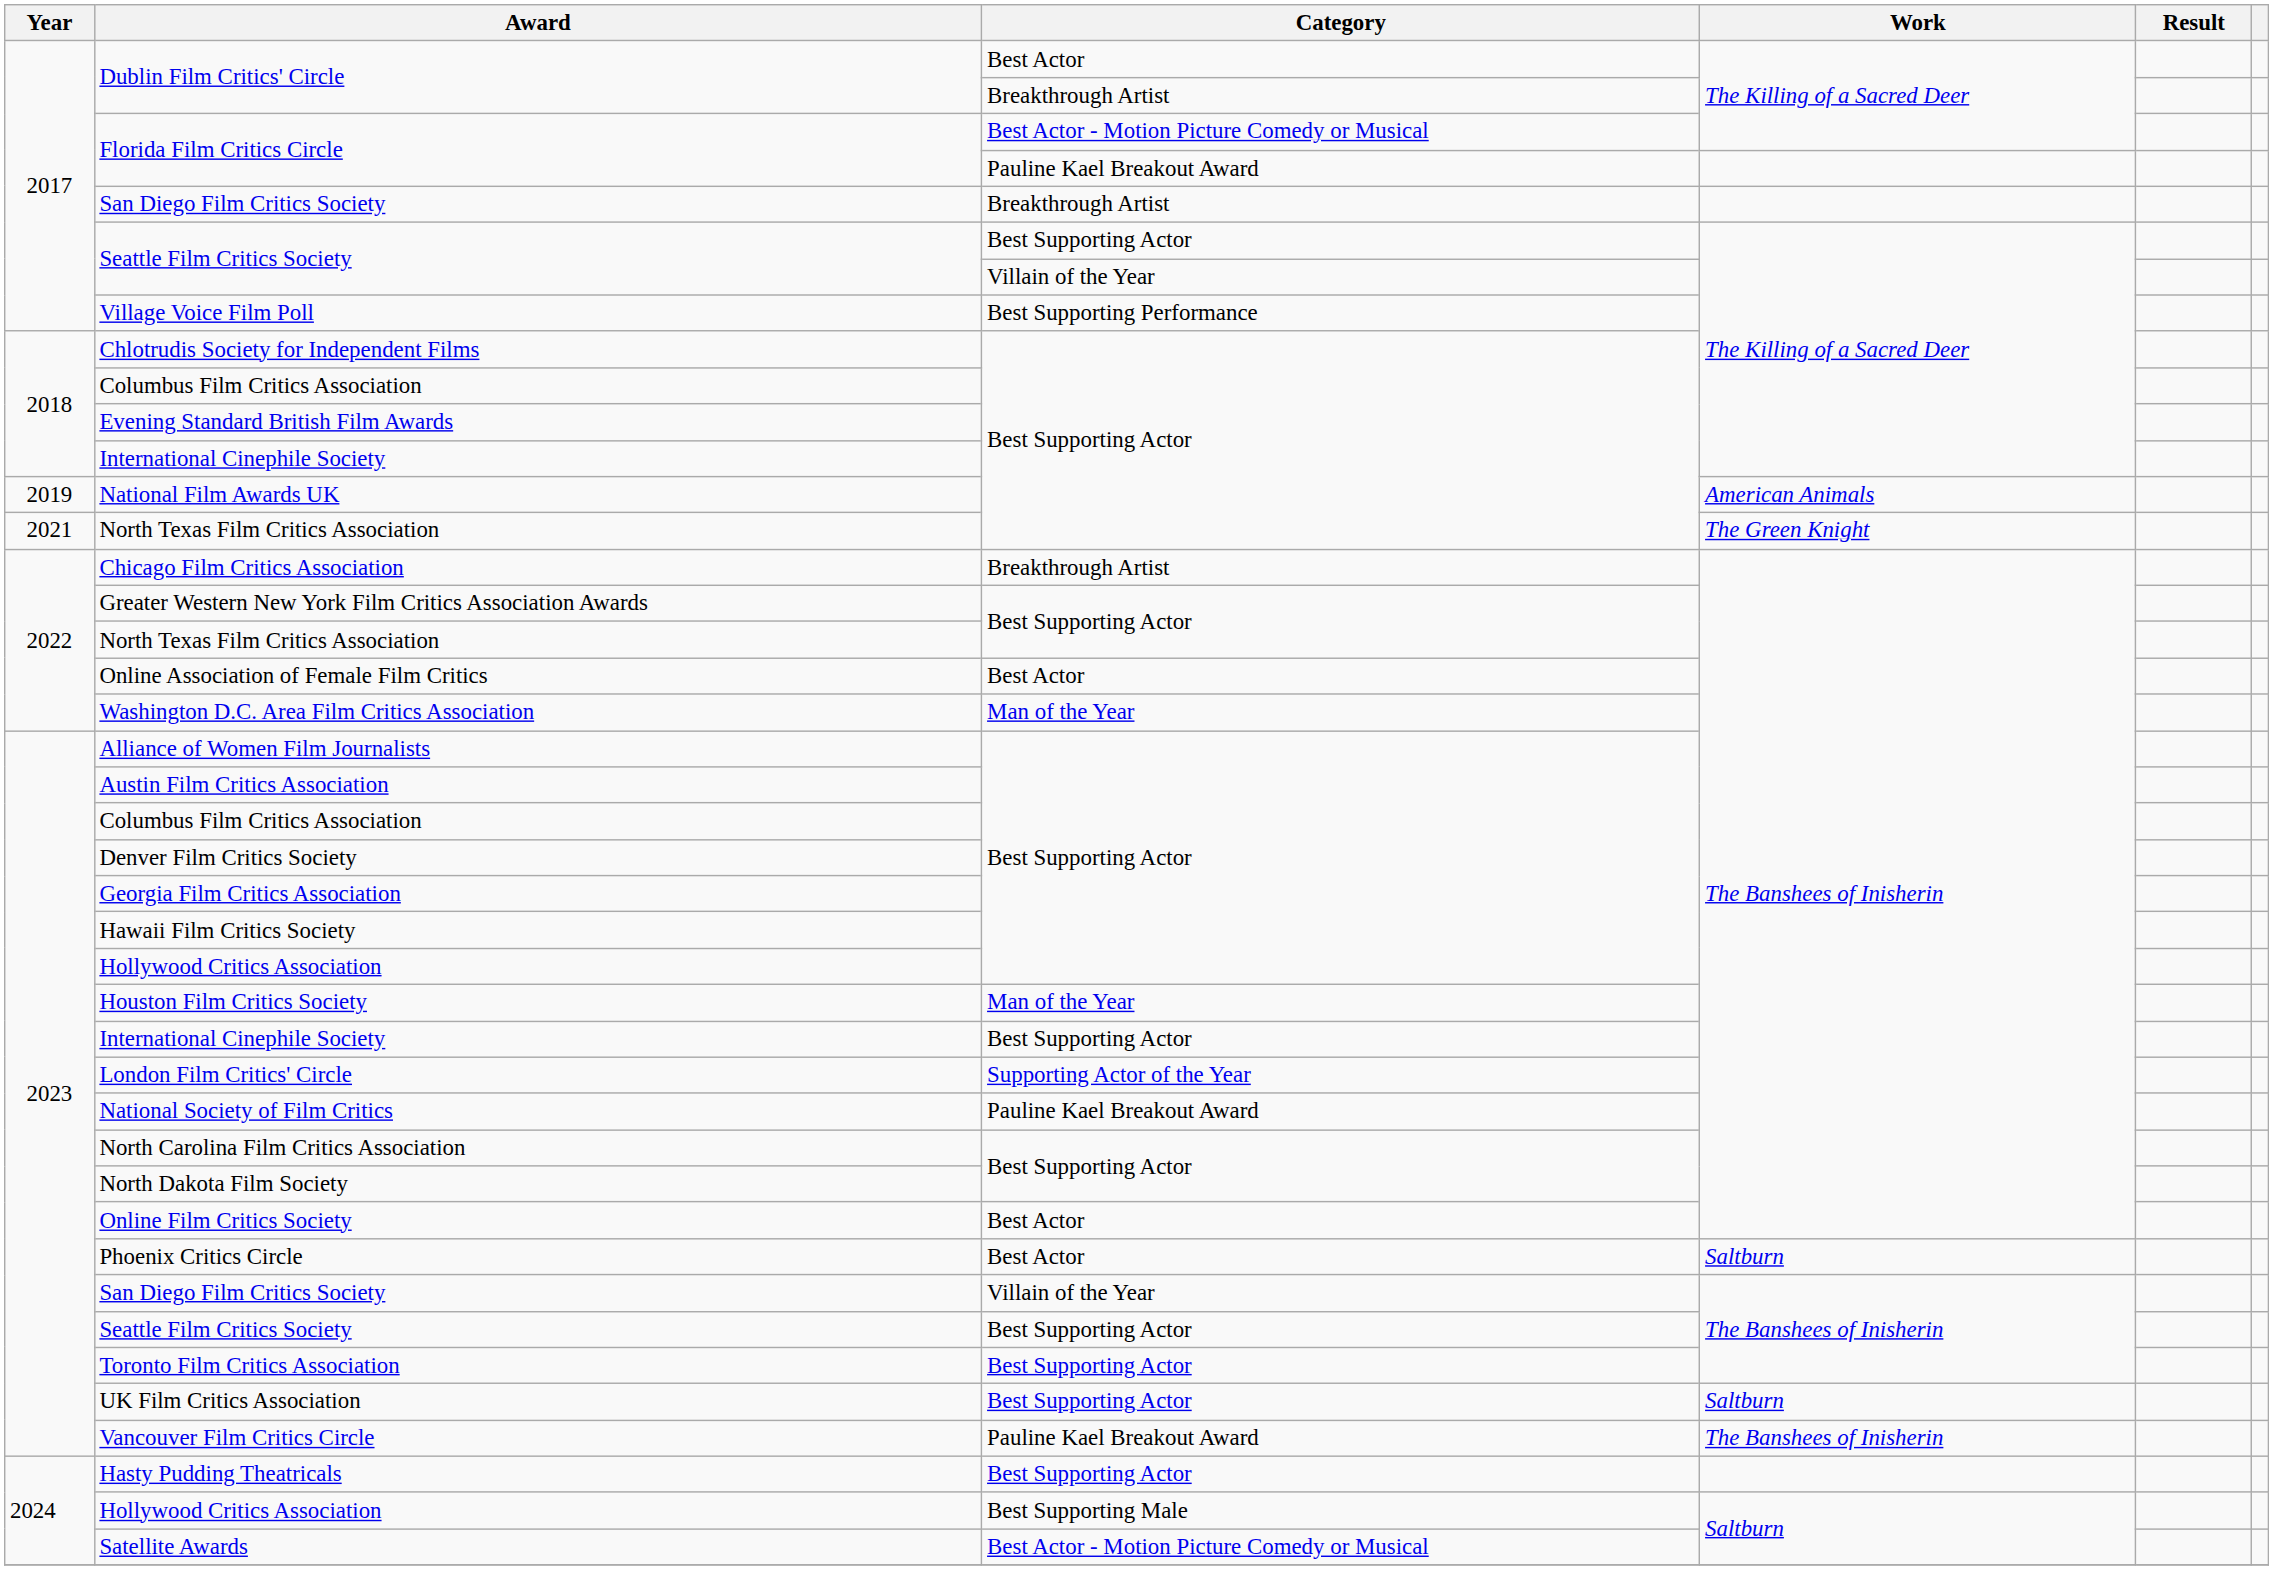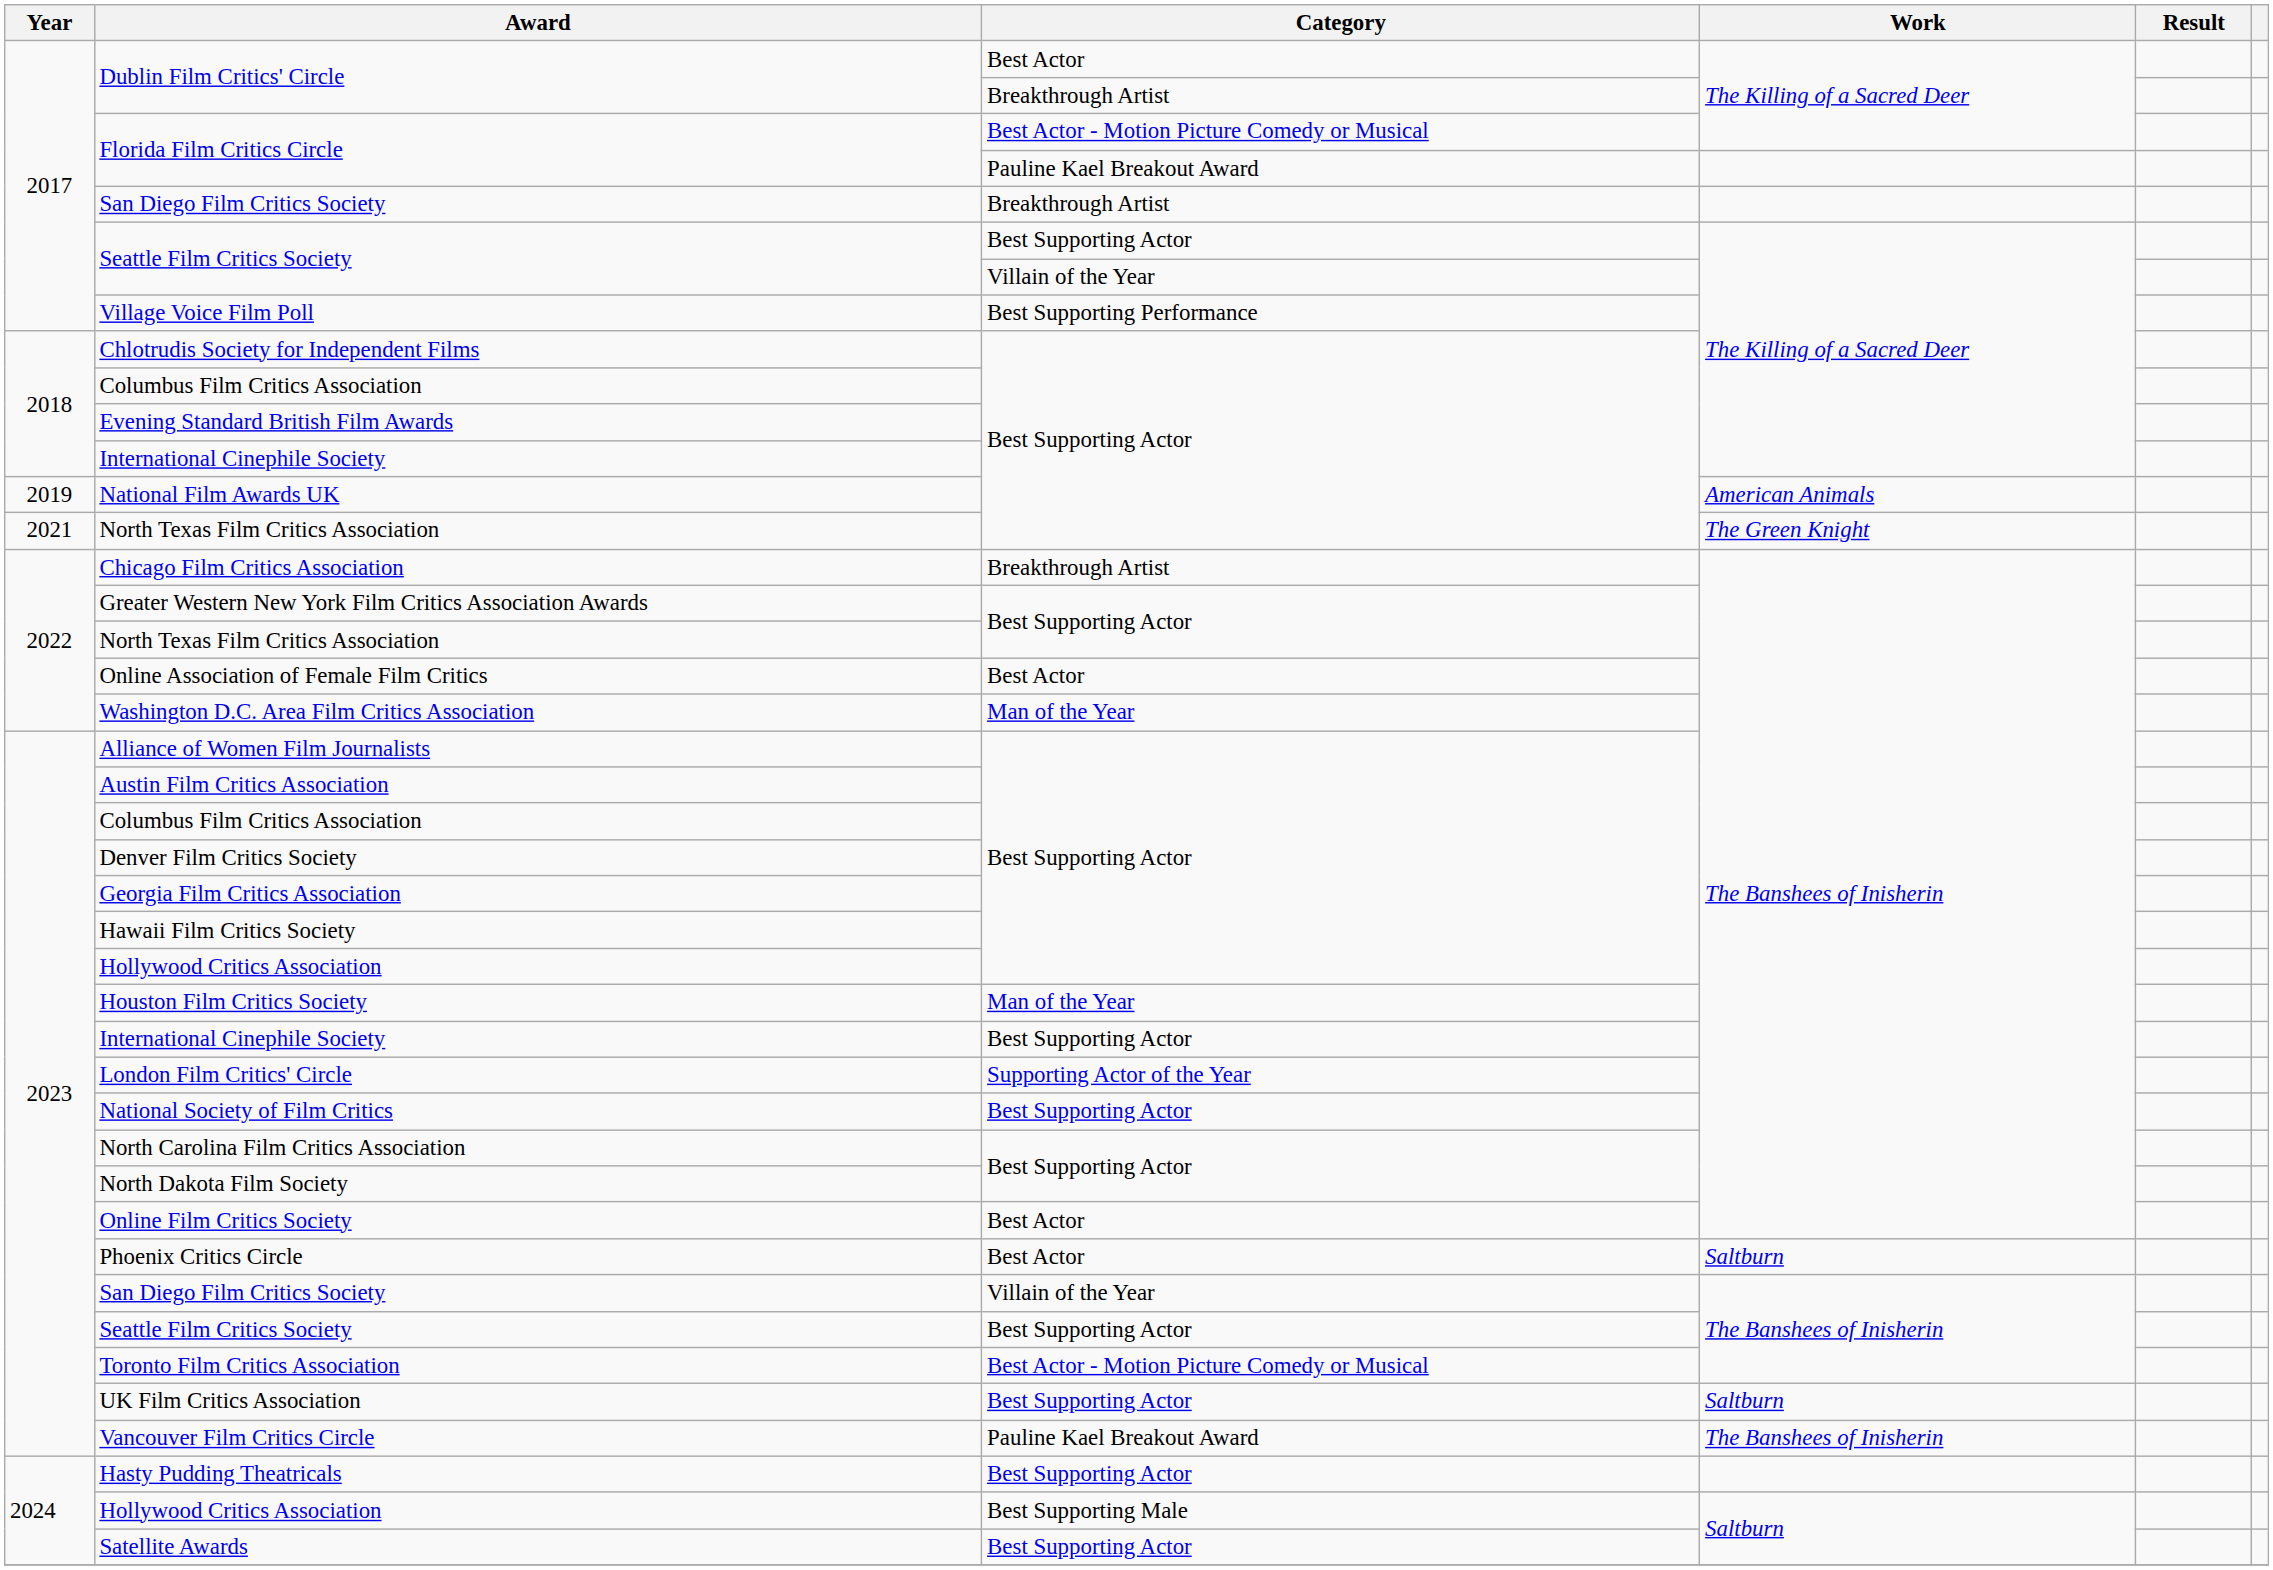(1123, 1111) Pauline Kael Breakout Award -> (1089, 1111) Best Supporting Actor
(1089, 1365) Best Supporting Actor -> (1208, 1365) Best Actor - Motion Picture Comedy or Musical
(1208, 1546) Best Actor - Motion Picture Comedy or Musical -> (1089, 1546) Best Supporting Actor
